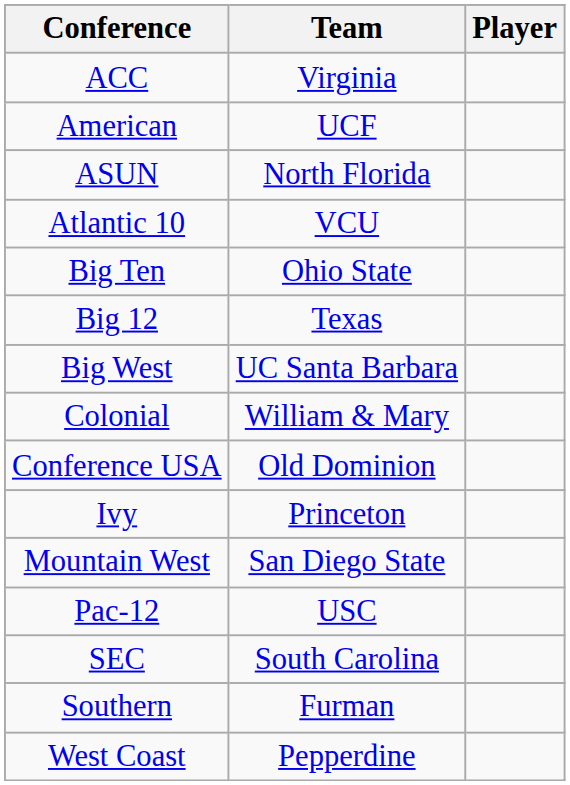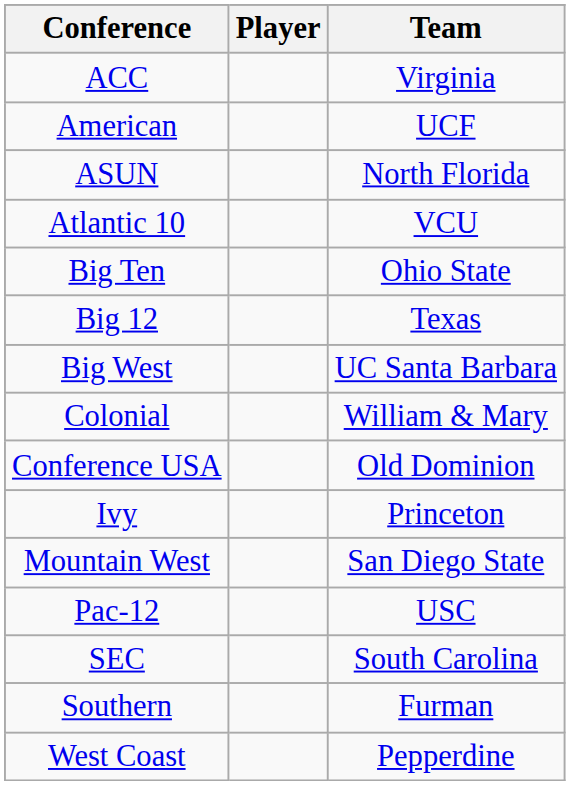columns swapped: (515, 28) <-> (347, 28)
